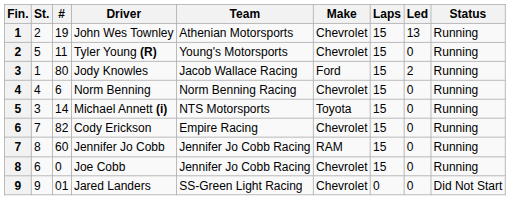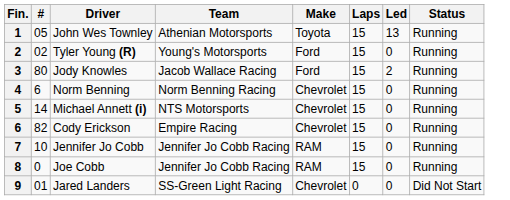- column: (42, 14)
(62, 33) 19 -> (41, 33) 05
(342, 33) Chevrolet -> (313, 33) Toyota
(61, 52) 11 -> (41, 52) 02
(342, 52) Chevrolet -> (308, 52) Ford
(334, 109) Toyota -> (321, 109) Chevrolet
(62, 147) 60 -> (41, 147) 10
(342, 166) Chevrolet -> (309, 166) RAM
